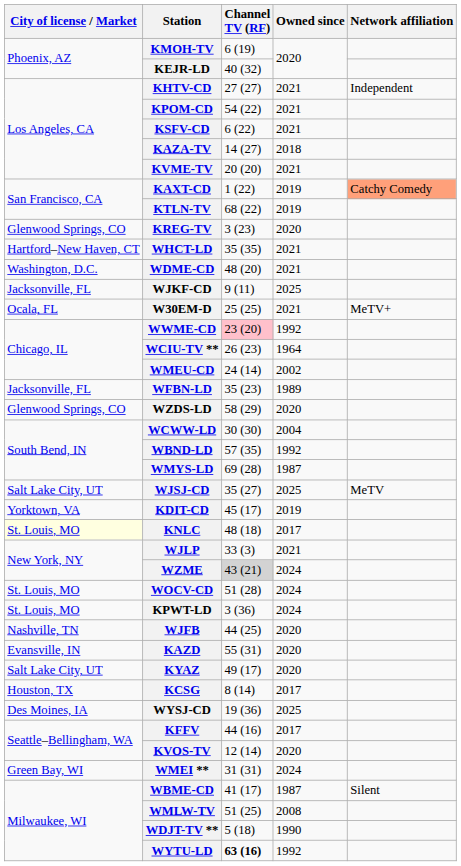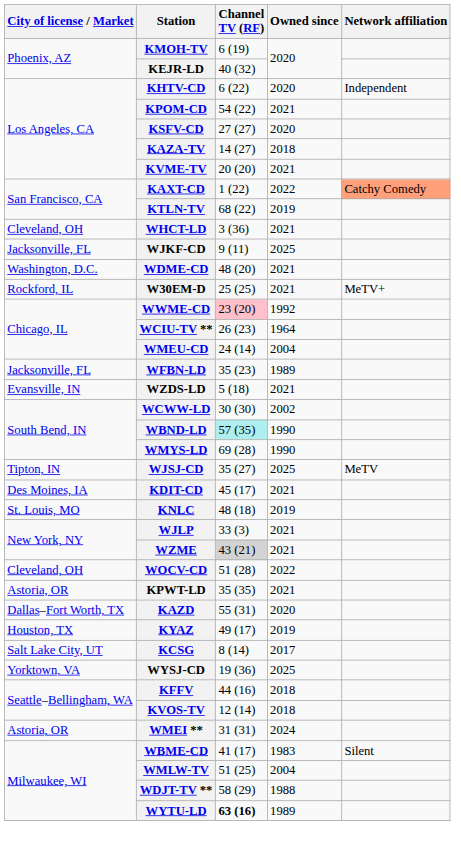(243, 88) 27 (27) -> (234, 88) 6 (22)
(289, 88) 2021 -> (283, 88) 2020
(240, 128) 6 (22) -> (237, 128) 27 (27)
(289, 128) 2021 -> (283, 128) 2020
(289, 189) 2019 -> (283, 189) 2022
- row: (182, 229)
(73, 249) Hartford–New Haven, CT -> (45, 229) Cleveland, OH
(243, 249) 35 (35) -> (234, 229) 3 (36)
rows swapped: (182, 269) <-> (182, 289)
(33, 309) Ocala, FL -> (40, 289) Rockford, IL
(289, 369) 2002 -> (283, 349) 2004
(66, 409) Glenwood Springs, CO -> (44, 389) Evansville, IN
(243, 409) 58 (29) -> (234, 389) 5 (18)
(289, 409) 2020 -> (283, 389) 2021
(289, 429) 2004 -> (283, 409) 2002
(243, 449) no background -> (237, 429) paleturquoise background
(289, 449) 1992 -> (283, 429) 1990
(289, 469) 1987 -> (283, 449) 1990
(55, 489) Salt Lake City, UT -> (34, 469) Tipton, IN
(44, 509) Yorktown, VA -> (48, 489) Des Moines, IA
(289, 509) 2019 -> (283, 489) 2021
(43, 529) lightyellow background -> (43, 509) no background
(289, 529) 2017 -> (283, 509) 2019
(289, 569) 2024 -> (283, 549) 2021
(43, 590) St. Louis, MO -> (45, 569) Cleveland, OH
(289, 590) 2024 -> (283, 569) 2022
(43, 610) St. Louis, MO -> (38, 590) Astoria, OR
(240, 610) 3 (36) -> (237, 590) 35 (35)
(289, 610) 2024 -> (283, 590) 2021
- row: (182, 630)
(44, 650) Evansville, IN -> (66, 610) Dallas–Fort Worth, TX
(55, 670) Salt Lake City, UT -> (40, 630) Houston, TX
(289, 670) 2020 -> (283, 630) 2019
(40, 690) Houston, TX -> (55, 650) Salt Lake City, UT
(48, 710) Des Moines, IA -> (44, 670) Yorktown, VA
(289, 730) 2017 -> (283, 690) 2018
(289, 750) 2020 -> (283, 710) 2018
(45, 770) Green Bay, WI -> (38, 730) Astoria, OR
(289, 790) 1987 -> (283, 750) 1983
(289, 810) 2008 -> (283, 770) 2004
(240, 830) 5 (18) -> (237, 790) 58 (29)
(289, 830) 1990 -> (283, 790) 1988
(289, 850) 1992 -> (283, 810) 1989
